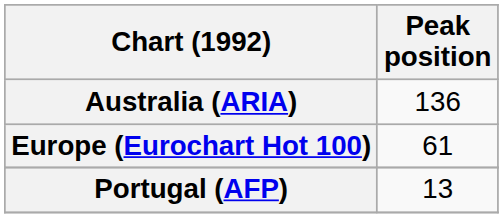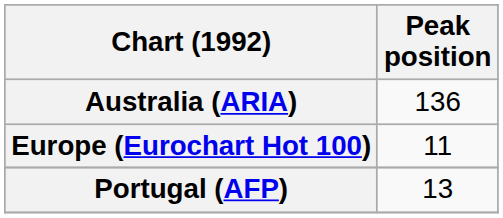(438, 145) 61 -> (438, 145) 11
